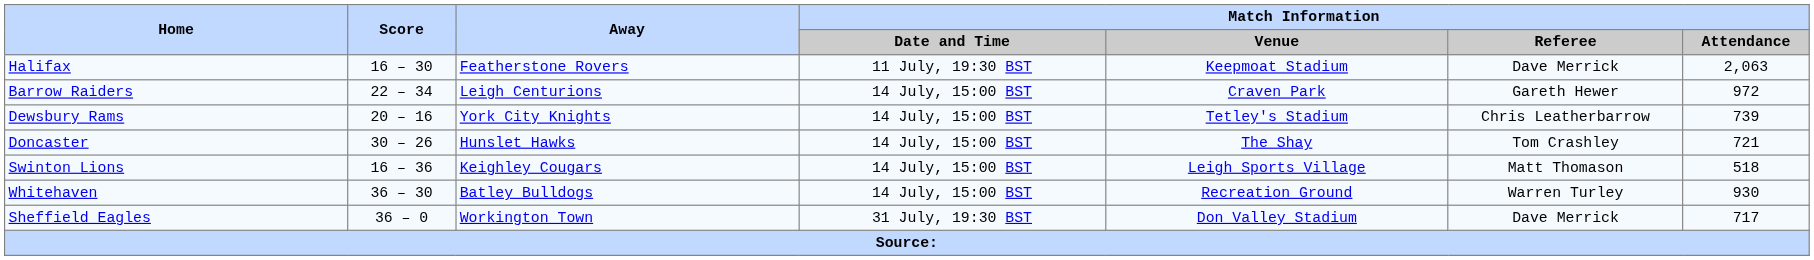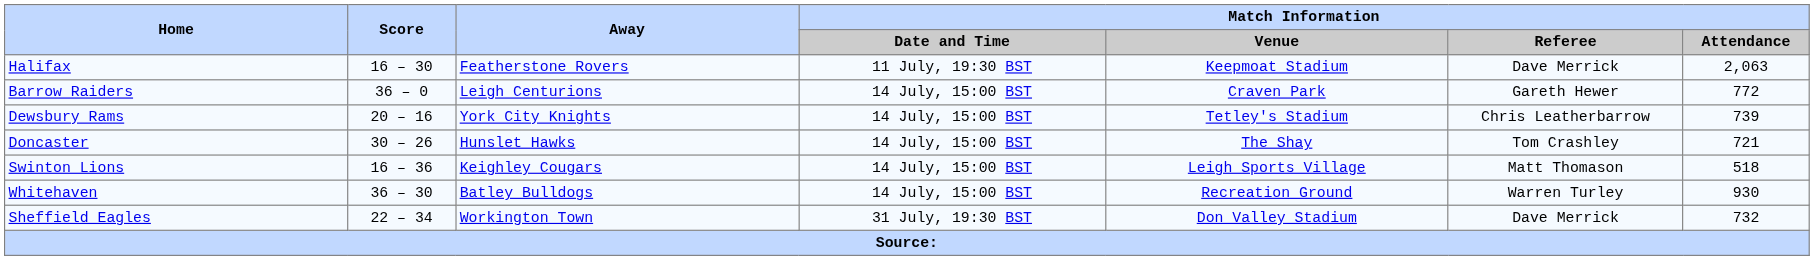(402, 92) 22 – 34 -> (402, 92) 36 – 0
(1746, 92) 972 -> (1746, 92) 772
(402, 218) 36 – 0 -> (402, 218) 22 – 34
(1746, 218) 717 -> (1746, 218) 732
